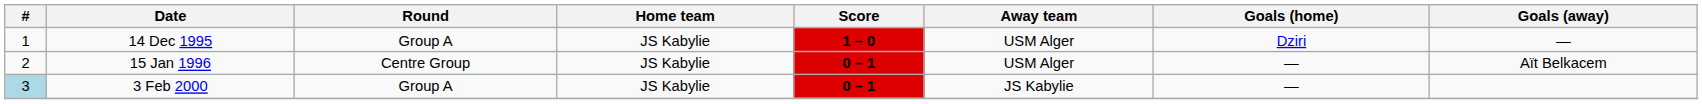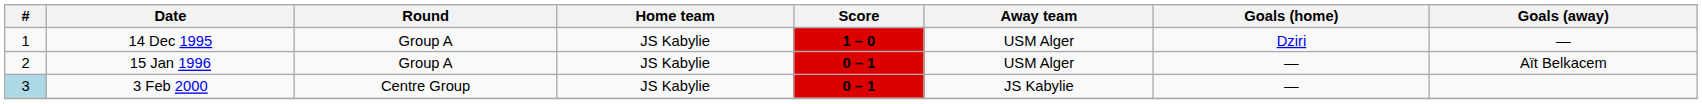(426, 63) Centre Group -> (426, 63) Group A
(426, 86) Group A -> (426, 86) Centre Group
